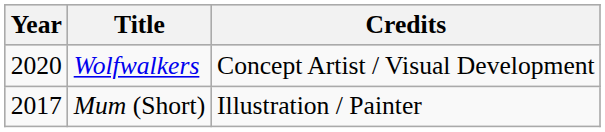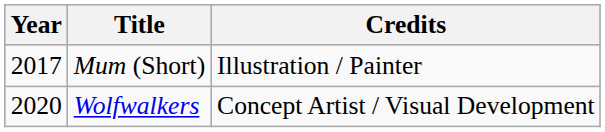rows swapped: (139, 106) <-> (137, 65)
